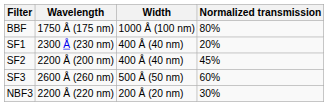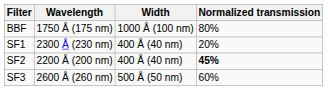(210, 61) normal -> (209, 61) bold
- row: (20, 93)
